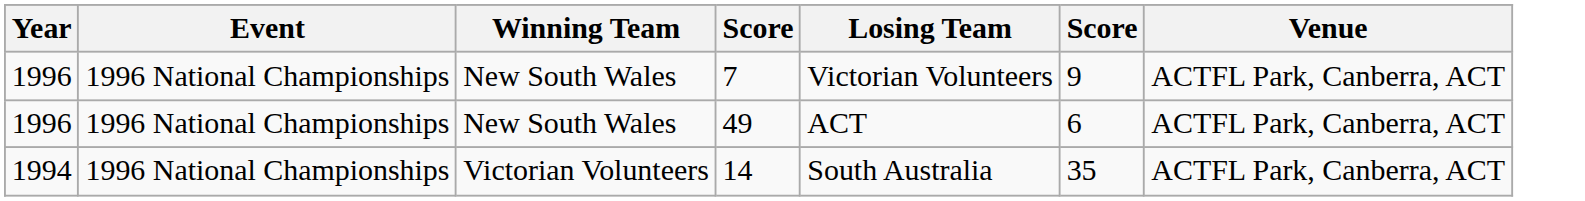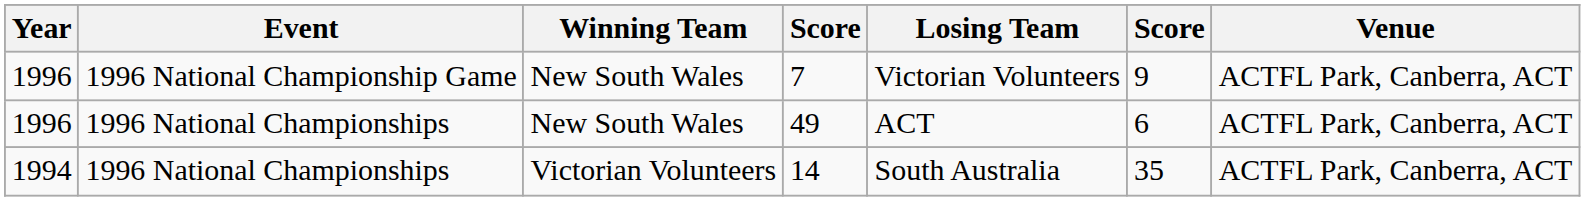(267, 75) 1996 National Championships -> (301, 75) 1996 National Championship Game
